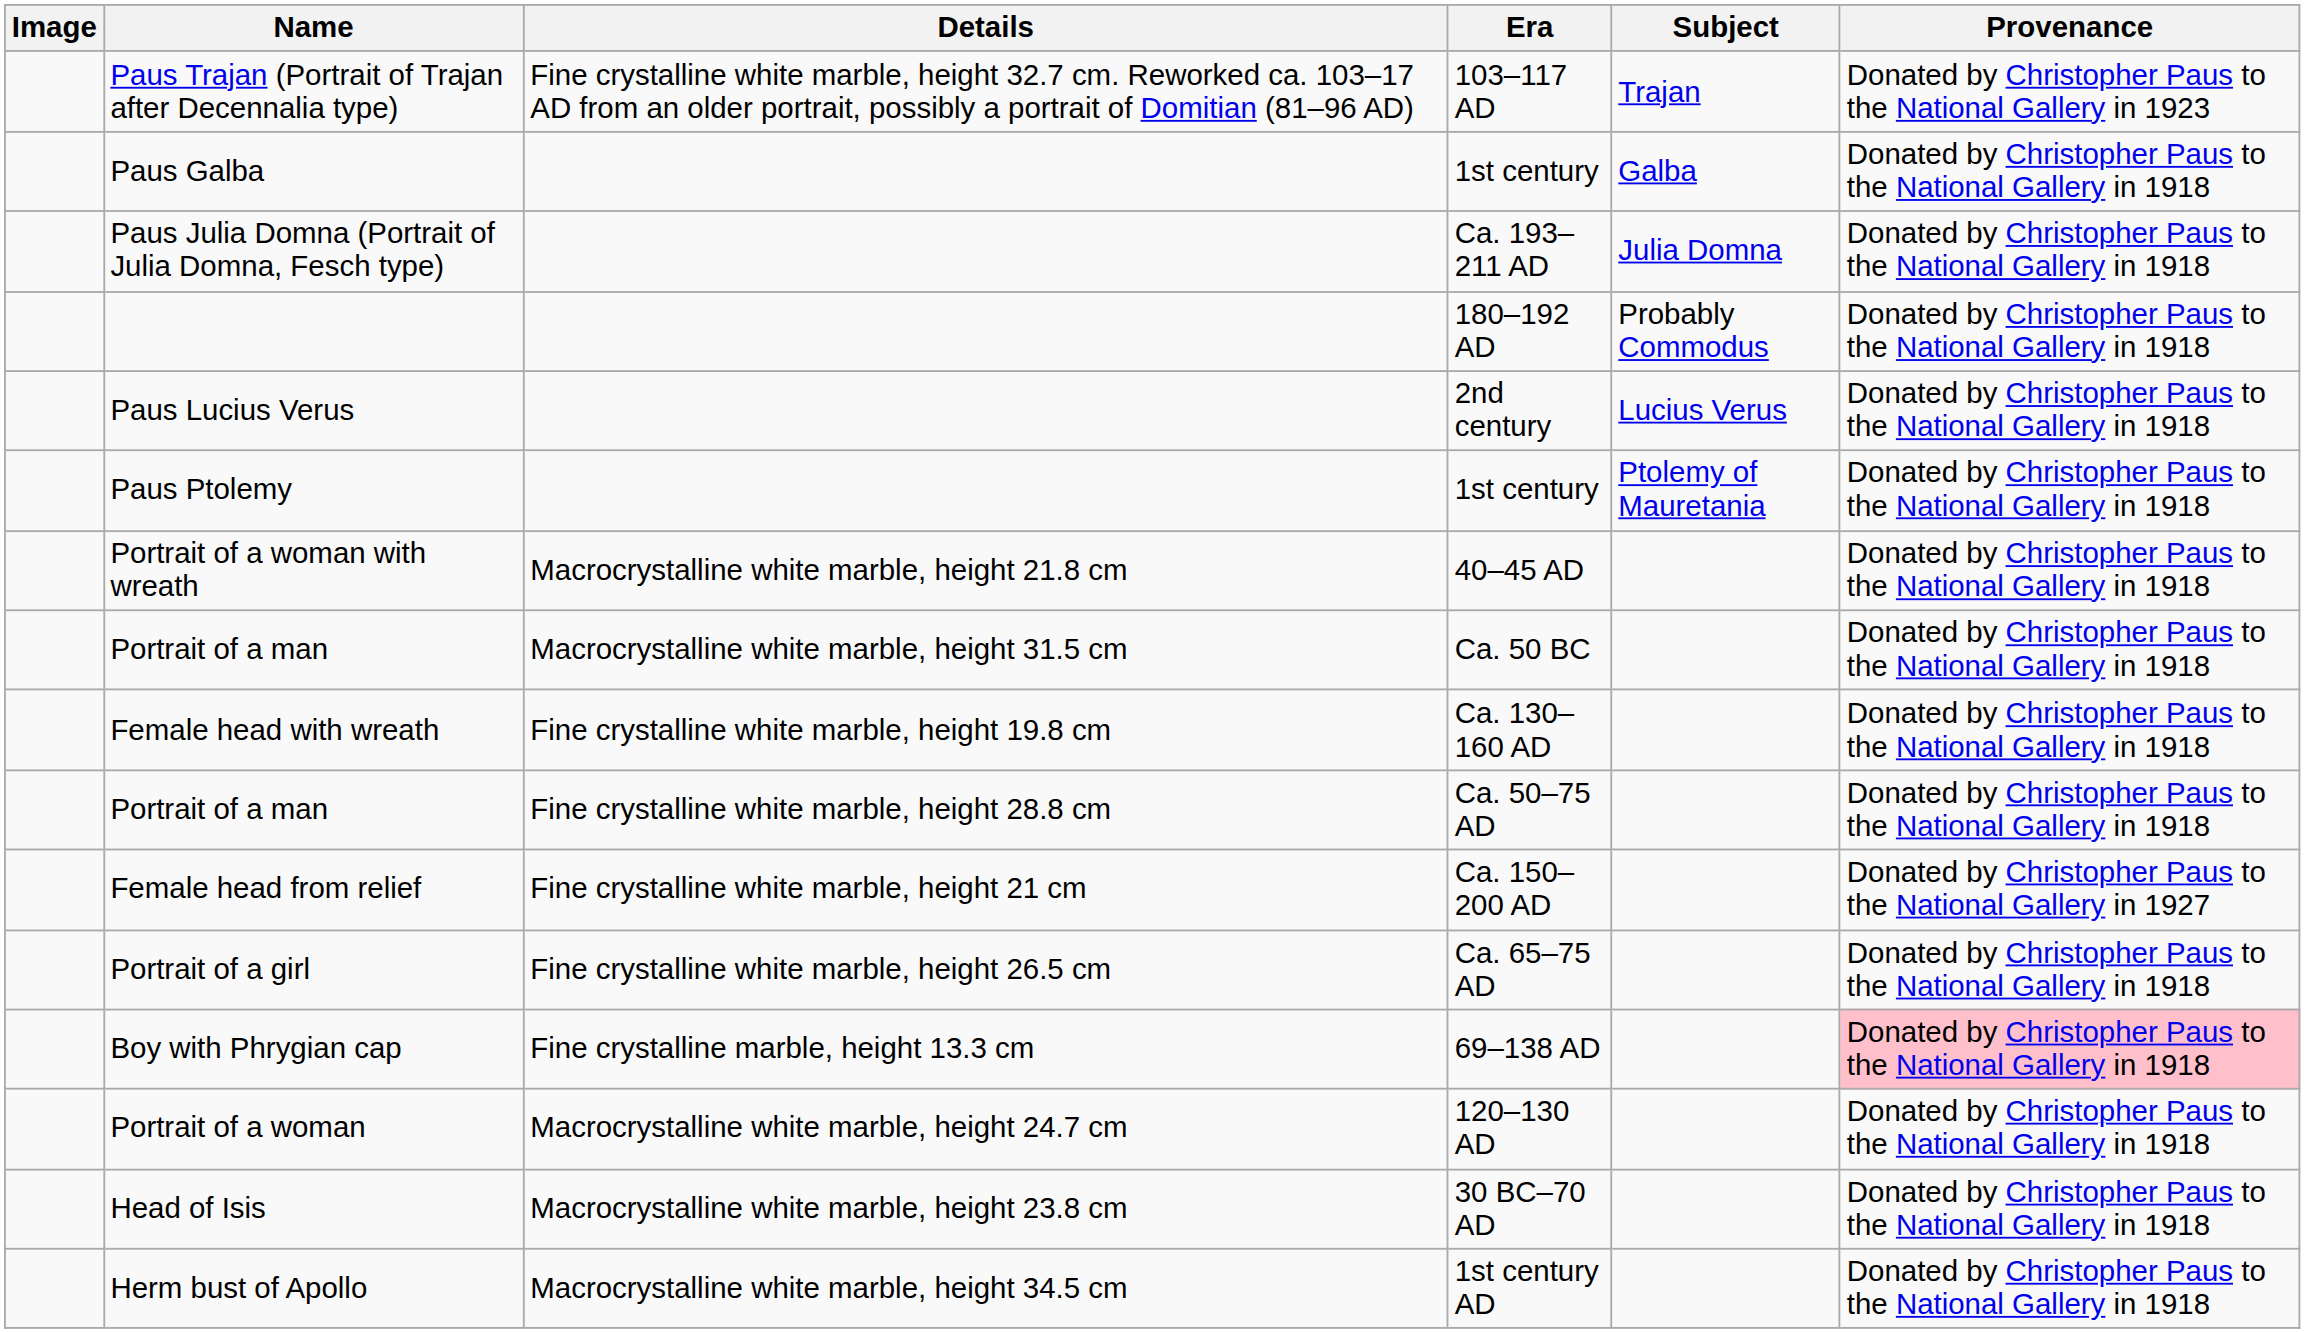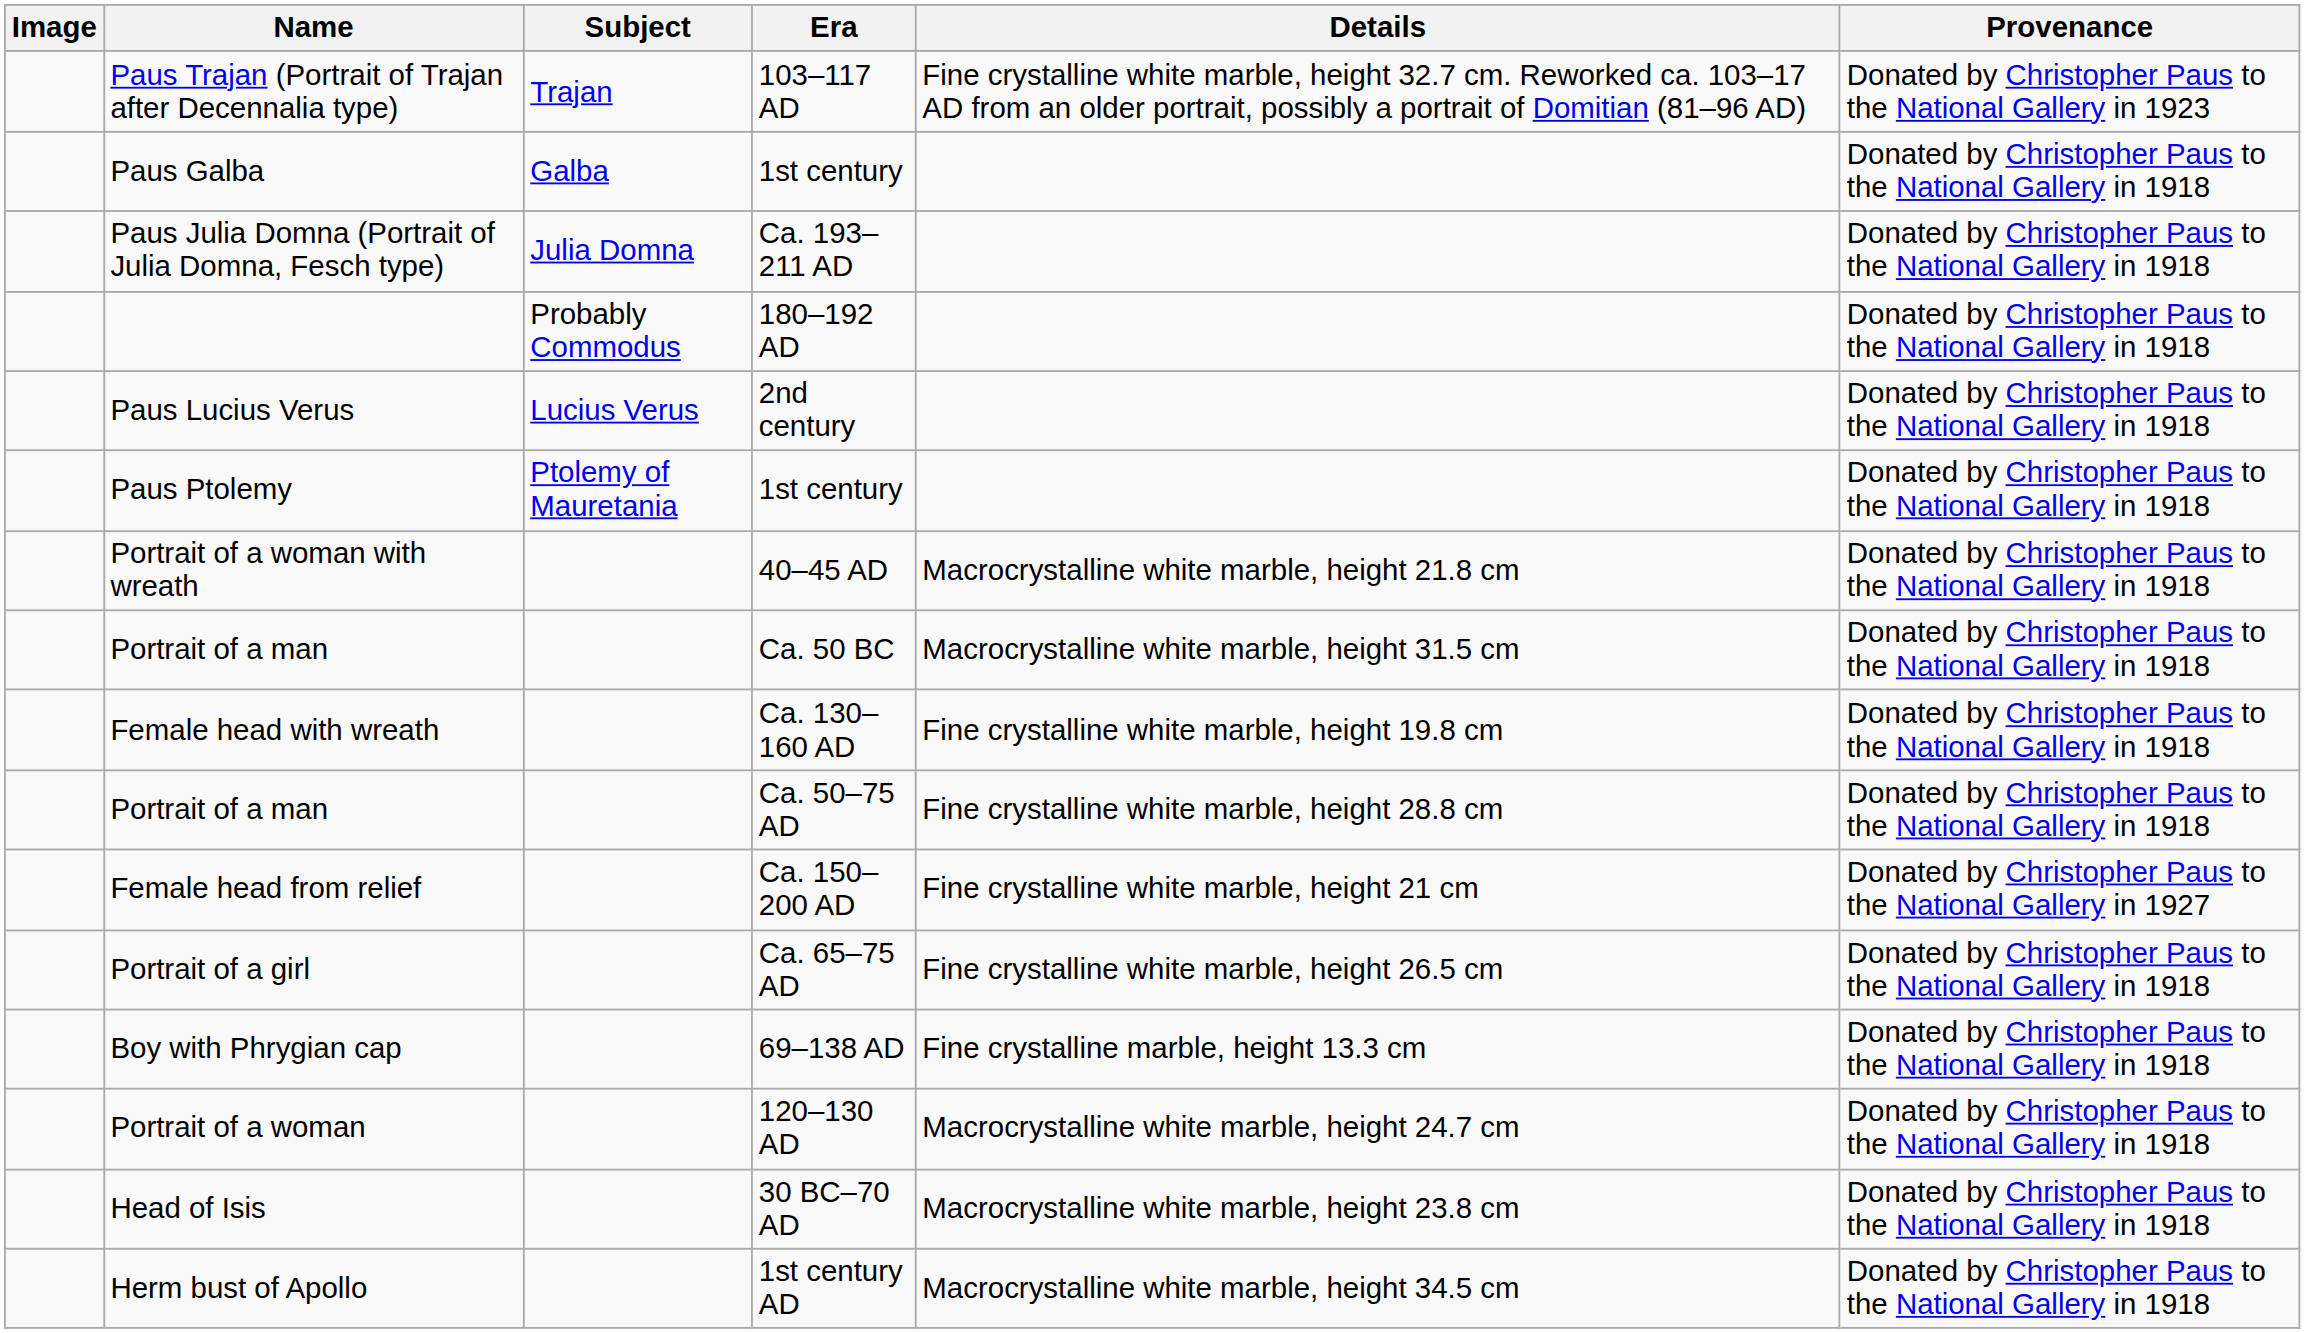columns swapped: (1726, 27) <-> (986, 27)
(2056, 1048) pink background -> (2056, 1048) no background
